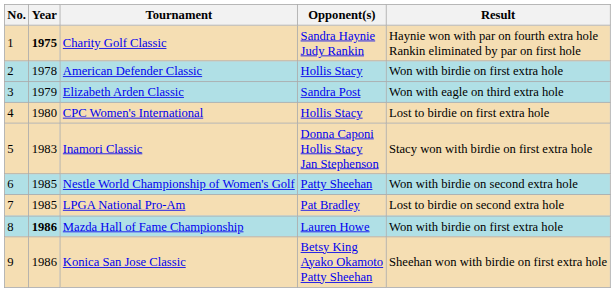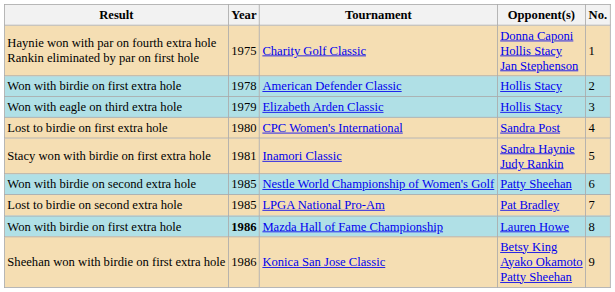columns swapped: (17, 15) <-> (498, 15)
(44, 43) bold -> (244, 50) normal
(338, 43) Sandra Haynie Judy Rankin -> (539, 50) Donna Caponi Hollis Stacy Jan Stephenson
(331, 92) Sandra Post -> (531, 107) Hollis Stacy
(332, 113) Hollis Stacy -> (530, 128) Sandra Post
(44, 148) 1983 -> (244, 156) 1981
(340, 148) Donna Caponi Hollis Stacy Jan Stephenson -> (537, 156) Sandra Haynie Judy Rankin
